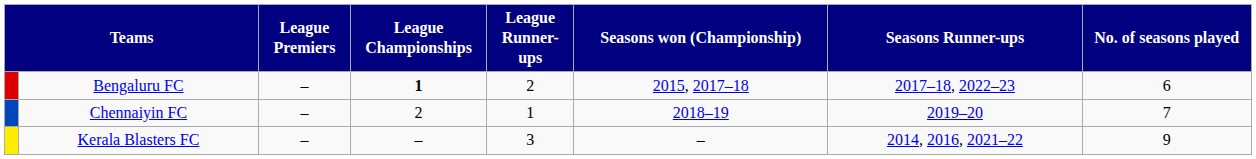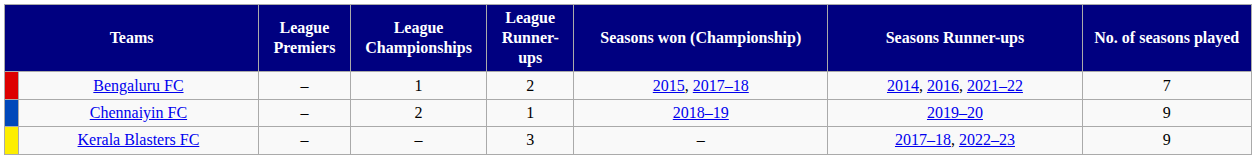(419, 85) bold -> (419, 85) normal
(955, 85) 2017–18, 2022–23 -> (955, 85) 2014, 2016, 2021–22
(1167, 85) 6 -> (1167, 85) 7
(1167, 112) 7 -> (1167, 112) 9
(955, 140) 2014, 2016, 2021–22 -> (955, 140) 2017–18, 2022–23
